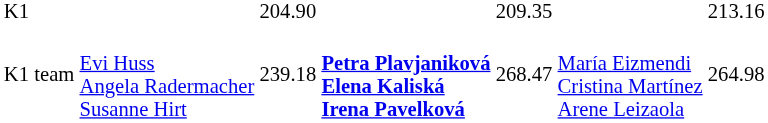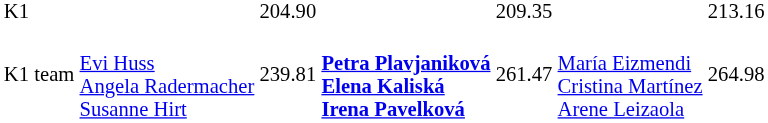(288, 74) 239.18 -> (288, 74) 239.81
(524, 74) 268.47 -> (524, 74) 261.47
